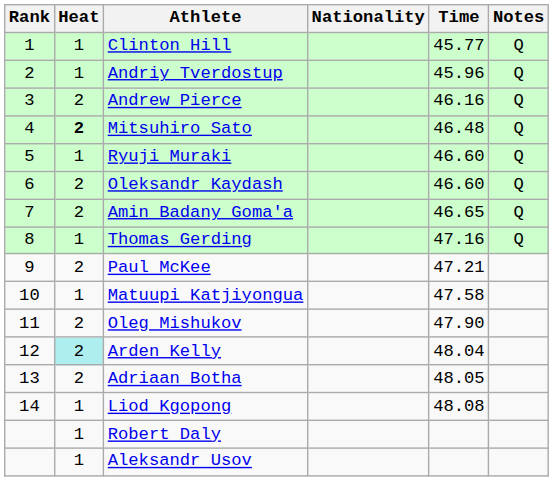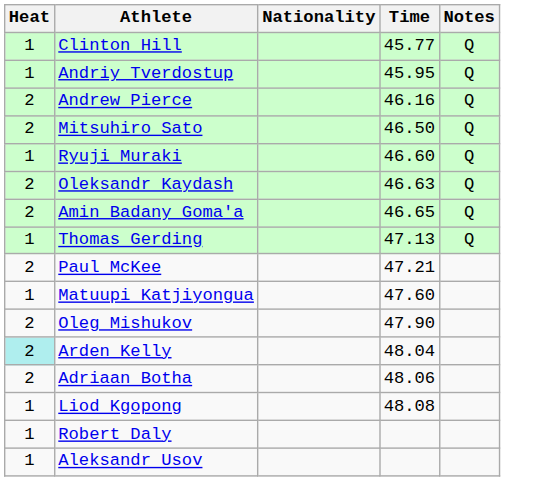- column: (29, 19)
(459, 74) 45.96 -> (409, 74) 45.95
(79, 130) bold -> (29, 130) normal
(459, 130) 46.48 -> (409, 130) 46.50
(459, 185) 46.60 -> (409, 185) 46.63
(459, 241) 47.16 -> (409, 241) 47.13
(459, 296) 47.58 -> (409, 296) 47.60
(459, 379) 48.05 -> (409, 379) 48.06
